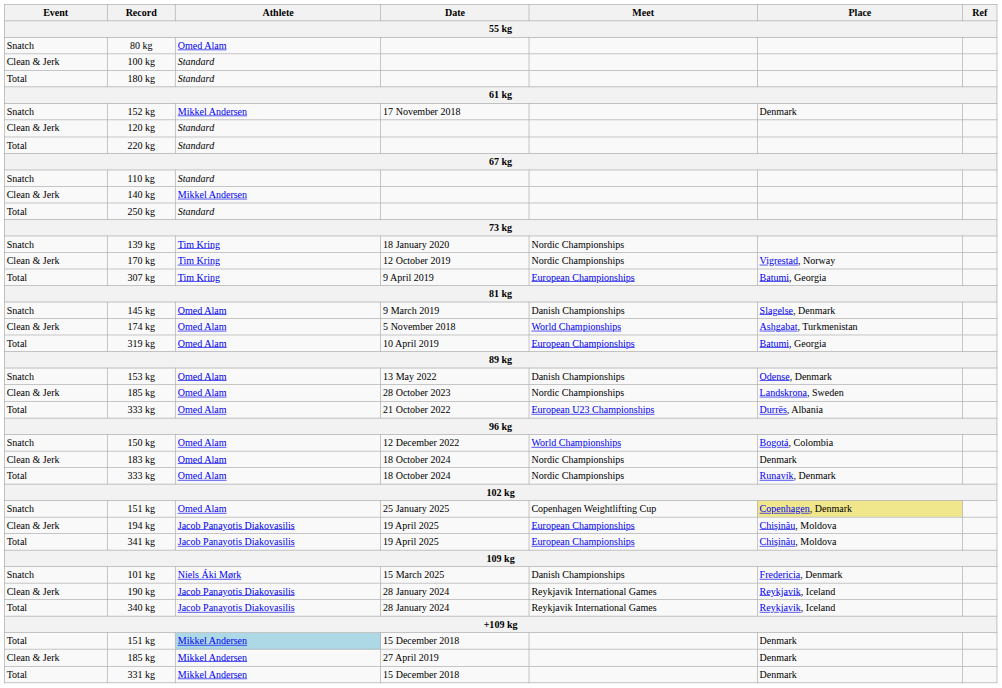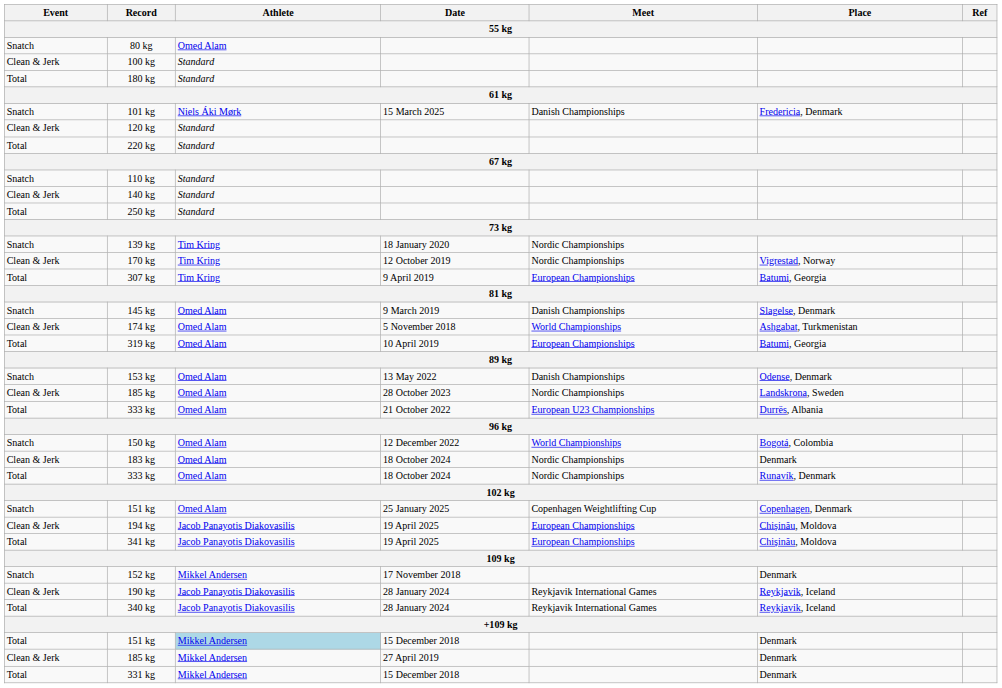rows swapped: (141, 575) <-> (141, 112)
(212, 194) Mikkel Andersen -> (196, 194) Standard
(806, 509) khaki background -> (806, 509) no background
